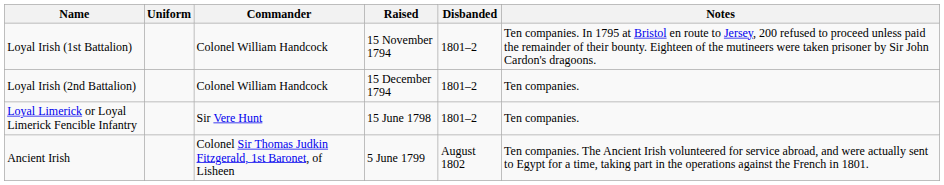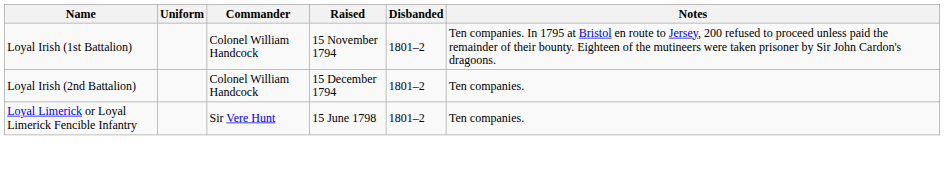- row: (39, 157)
